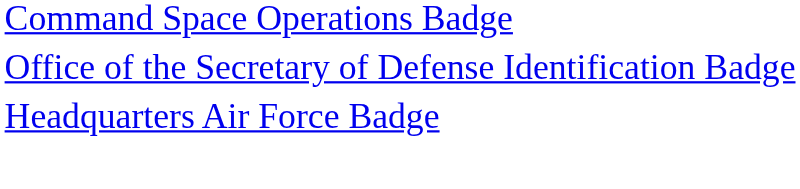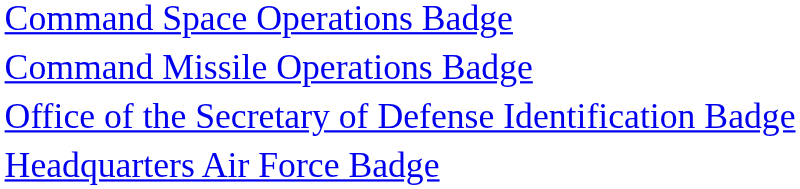+ row: (269, 67)
